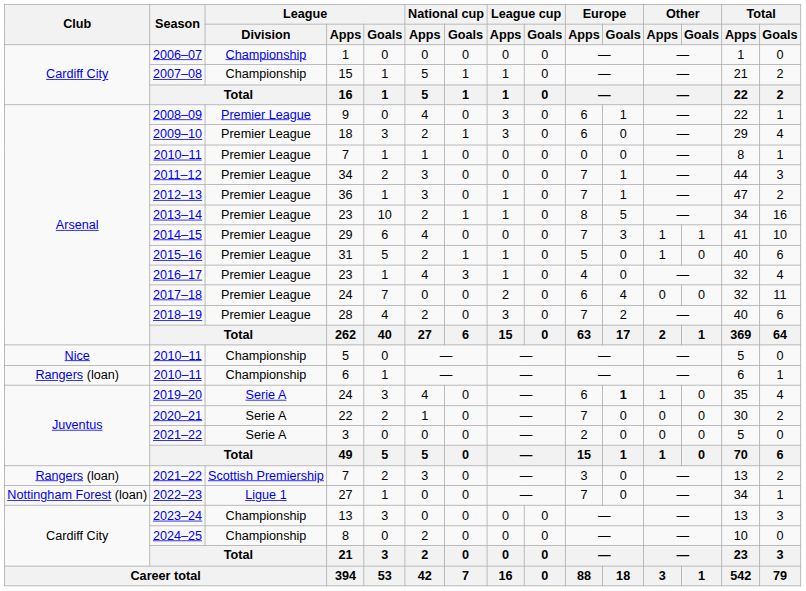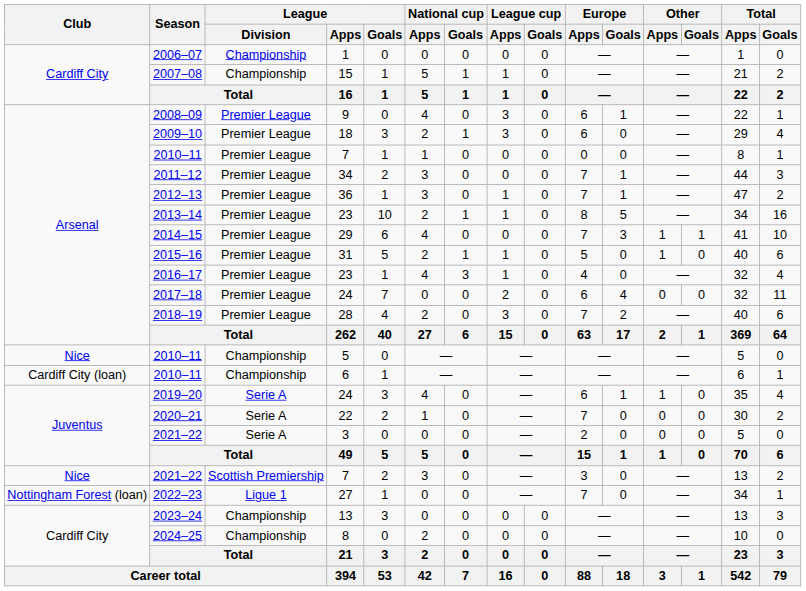(77, 375) Rangers (loan) -> (77, 375) Cardiff City (loan)
(623, 395) bold -> (623, 395) normal
(77, 475) Rangers (loan) -> (77, 475) Nice
